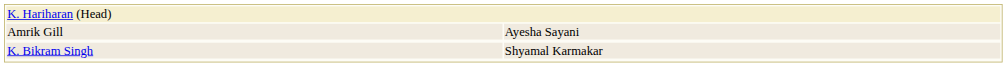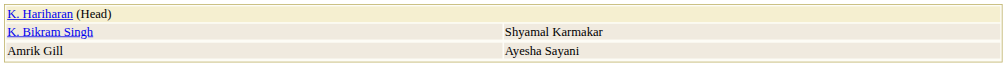rows swapped: (35, 31) <-> (50, 50)
